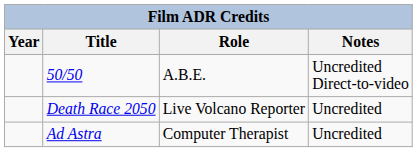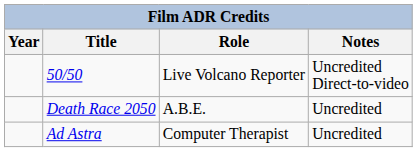(184, 75) A.B.E. -> (234, 75) Live Volcano Reporter
(234, 109) Live Volcano Reporter -> (184, 109) A.B.E.
